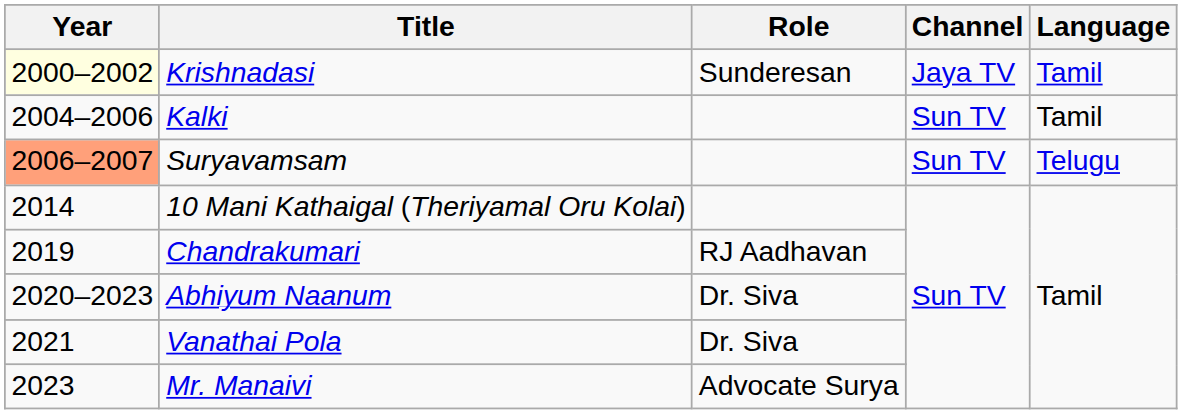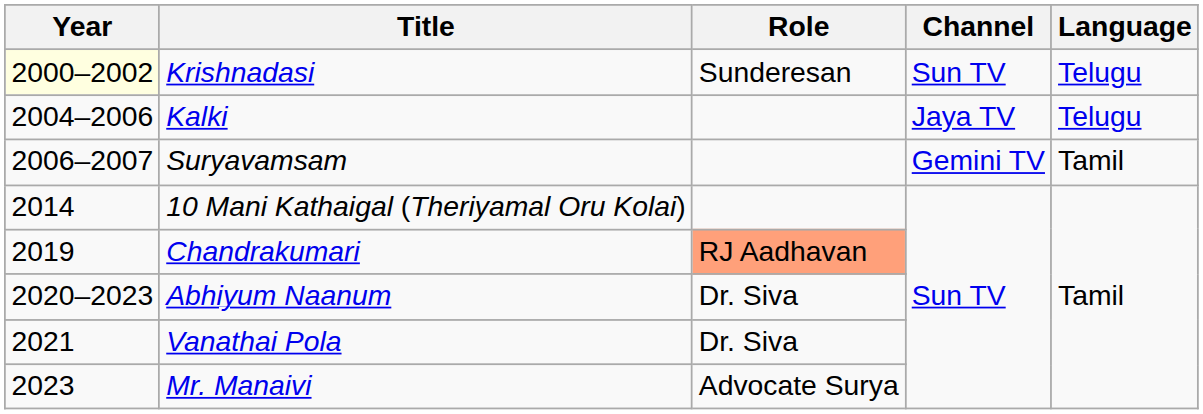(963, 71) Jaya TV -> (959, 71) Sun TV
(1070, 71) Tamil -> (1100, 71) Telugu
(959, 116) Sun TV -> (963, 116) Jaya TV
(1070, 116) Tamil -> (1100, 116) Telugu
(82, 161) lightsalmon background -> (82, 161) no background
(959, 161) Sun TV -> (978, 161) Gemini TV
(1078, 161) Telugu -> (1091, 161) Tamil
(783, 251) no background -> (783, 251) lightsalmon background
